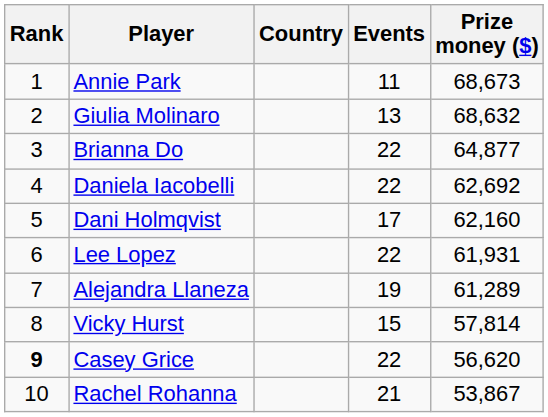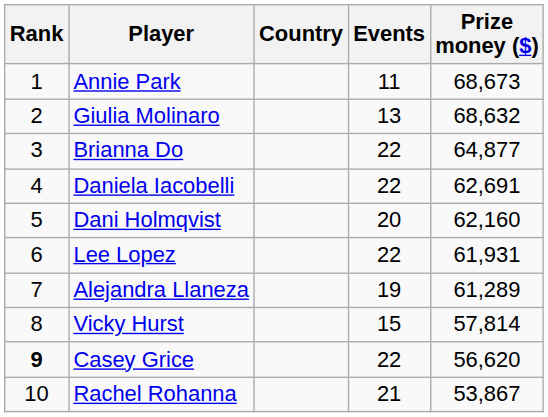(487, 185) 62,692 -> (487, 185) 62,691
(389, 220) 17 -> (389, 220) 20
